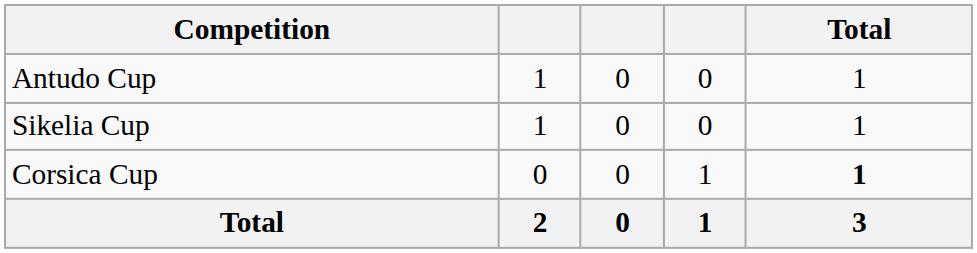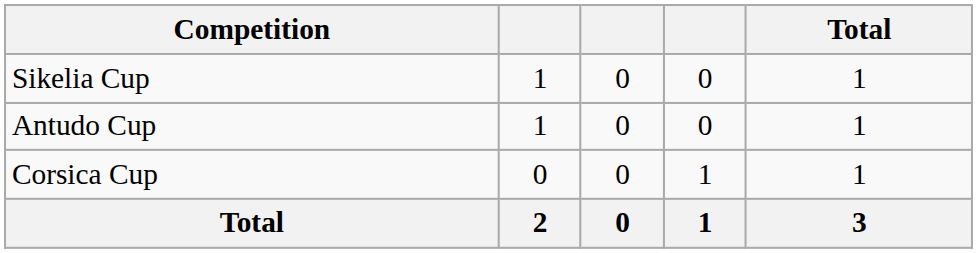rows swapped: (84, 77) <-> (81, 126)
(859, 174) bold -> (859, 174) normal
